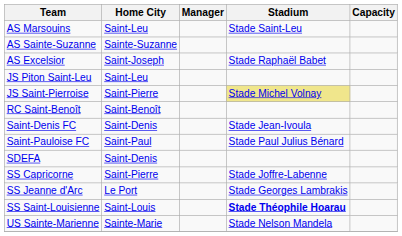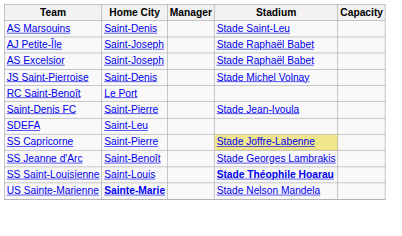(126, 28) Saint-Leu -> (131, 28) Saint-Denis
- row: (51, 45)
+ row: (34, 45)
- row: (49, 77)
(131, 93) Saint-Pierre -> (131, 77) Saint-Denis
(275, 93) khaki background -> (263, 77) no background
(132, 110) Saint-Benoît -> (121, 93) Le Port
(131, 126) Saint-Denis -> (131, 110) Saint-Pierre
- row: (48, 142)
(131, 158) Saint-Denis -> (126, 126) Saint-Leu
(278, 175) no background -> (266, 142) khaki background
(121, 191) Le Port -> (132, 158) Saint-Benoît
(133, 223) normal -> (135, 191) bold
